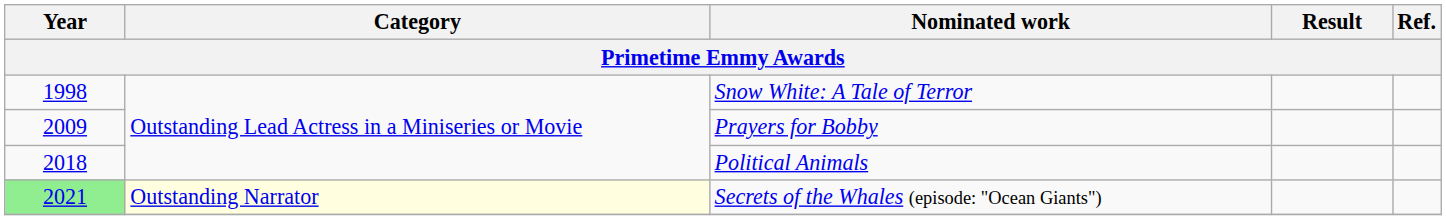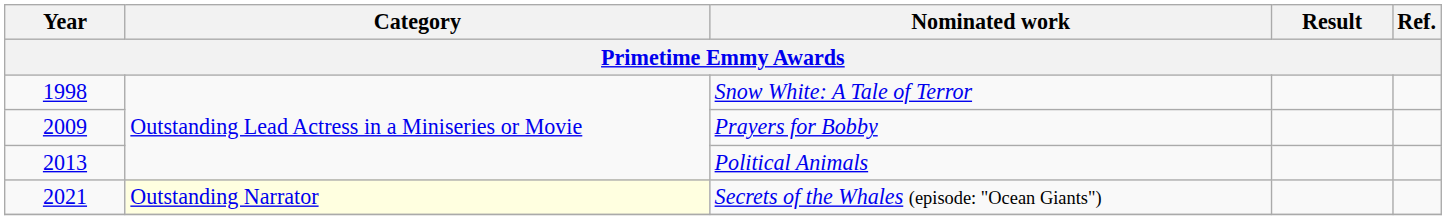(65, 162) 2018 -> (65, 162) 2013
(65, 197) lightgreen background -> (65, 197) no background
